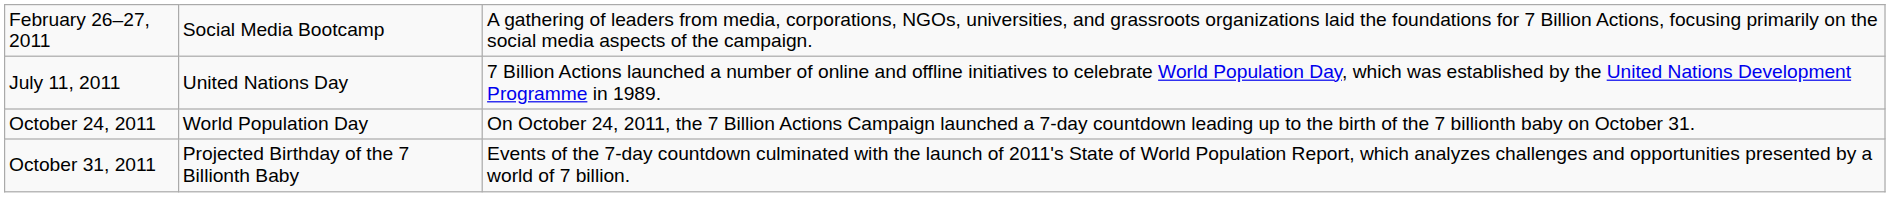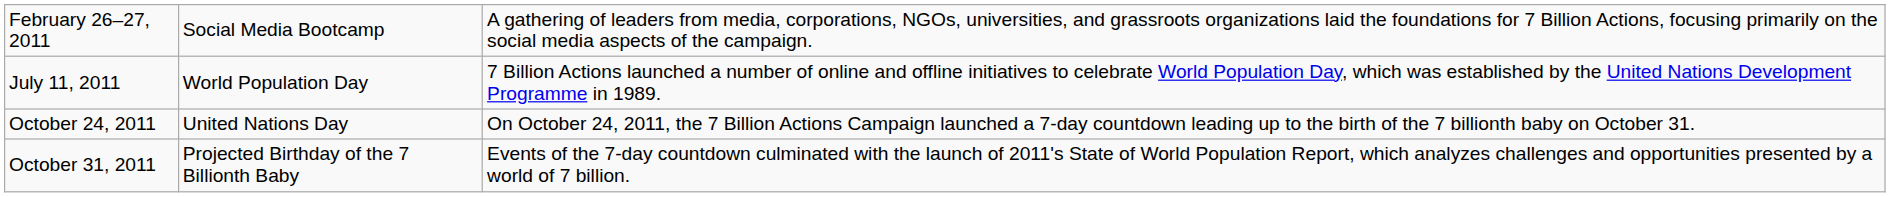(266, 82) United Nations Day -> (275, 82) World Population Day
(275, 123) World Population Day -> (266, 123) United Nations Day
